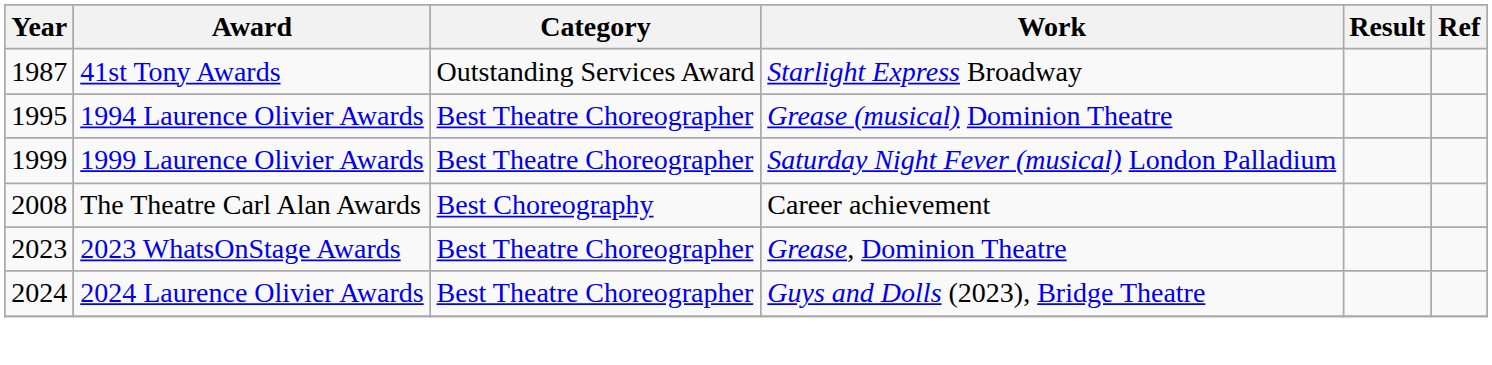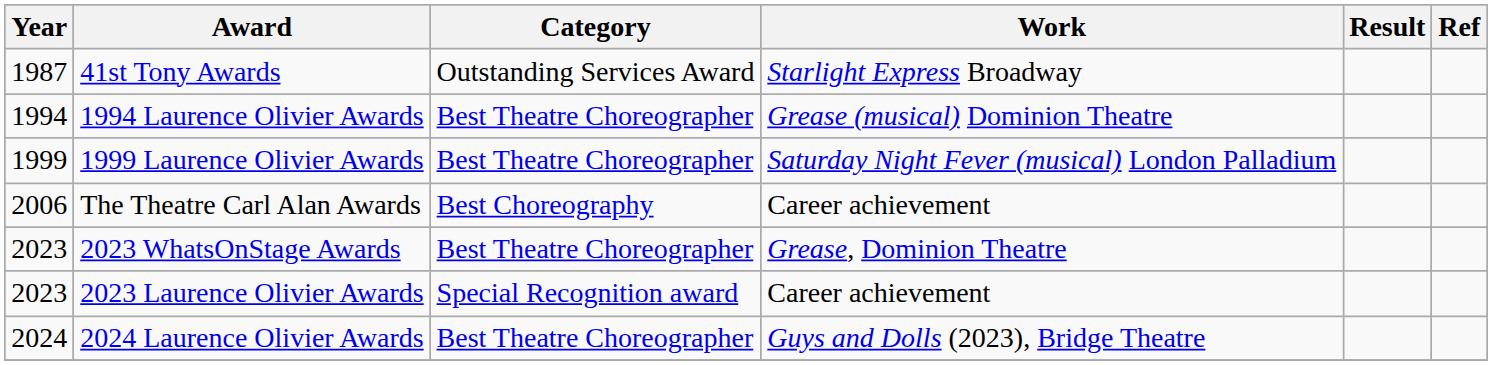(39, 115) 1995 -> (39, 115) 1994
(39, 204) 2008 -> (39, 204) 2006
+ row: (252, 293)
